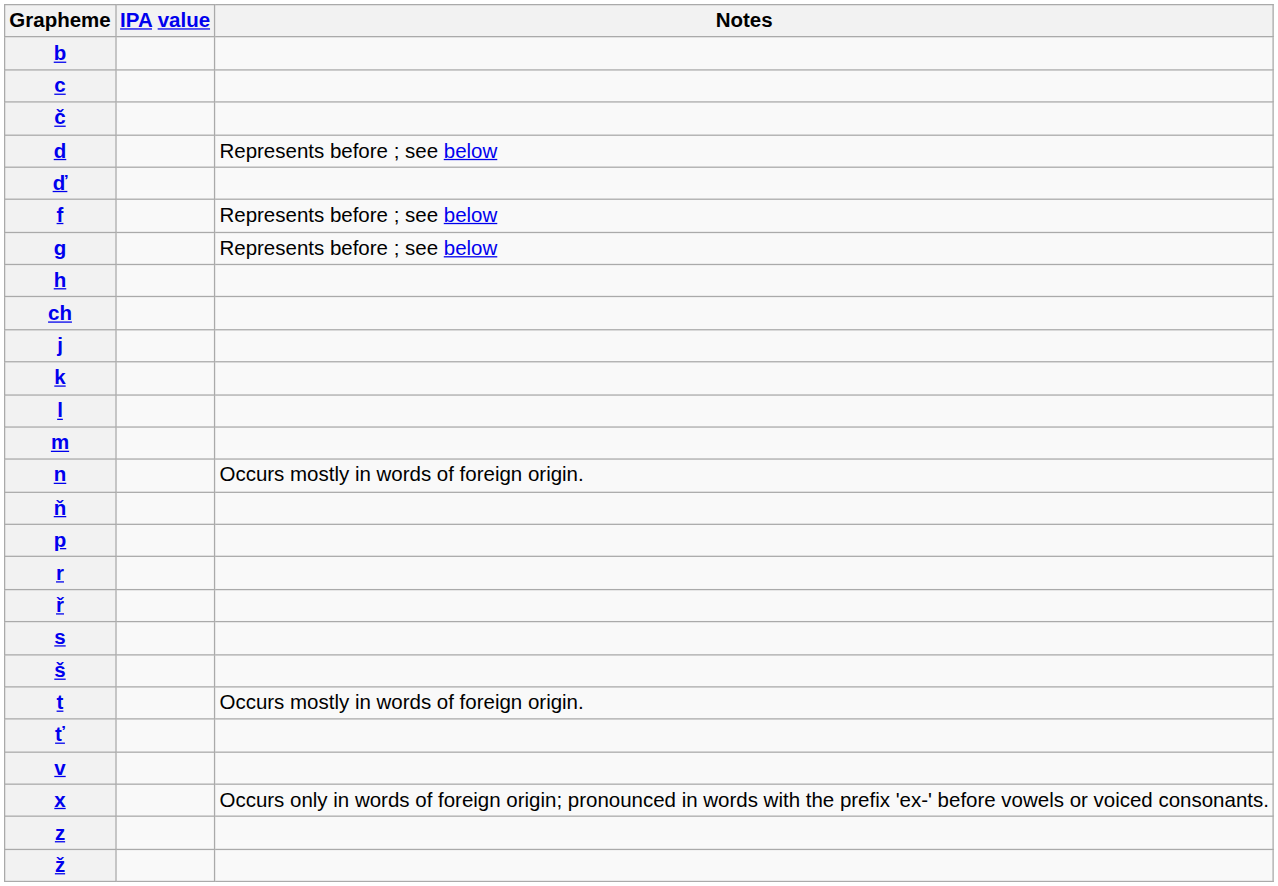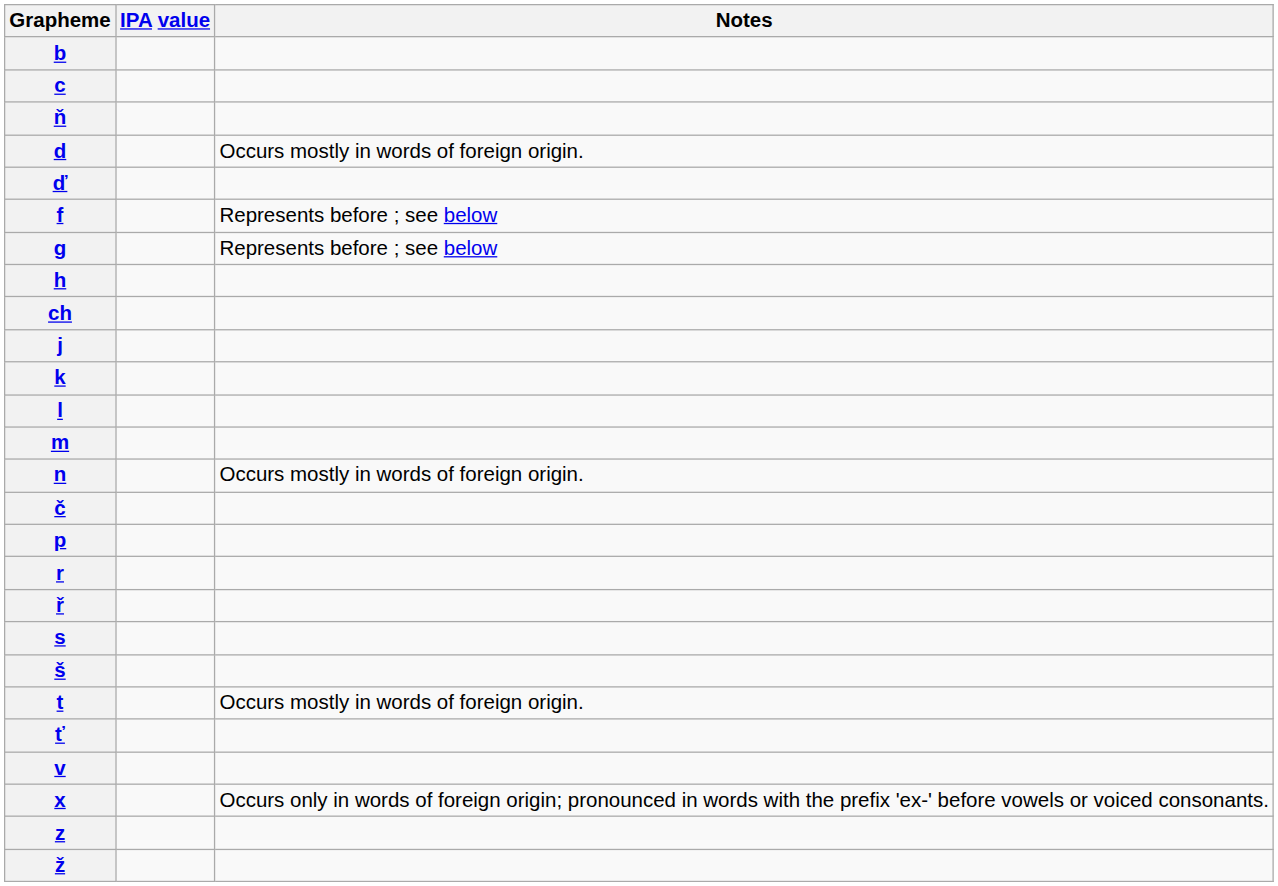rows swapped: (60, 118) <-> (60, 507)
(358, 150) Represents before ; see below -> (402, 150) Occurs mostly in words of foreign origin.
